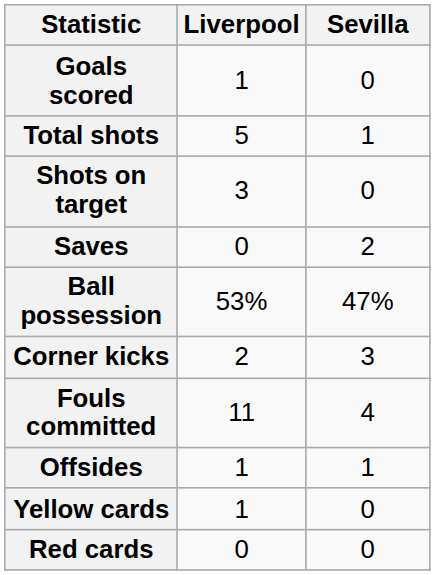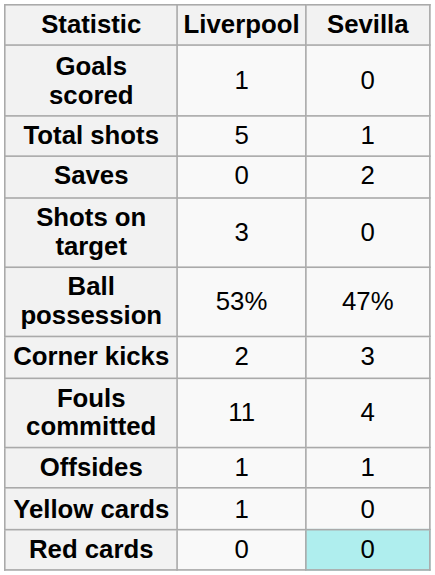rows swapped: (91, 190) <-> (91, 246)
(368, 549) no background -> (368, 549) paleturquoise background
